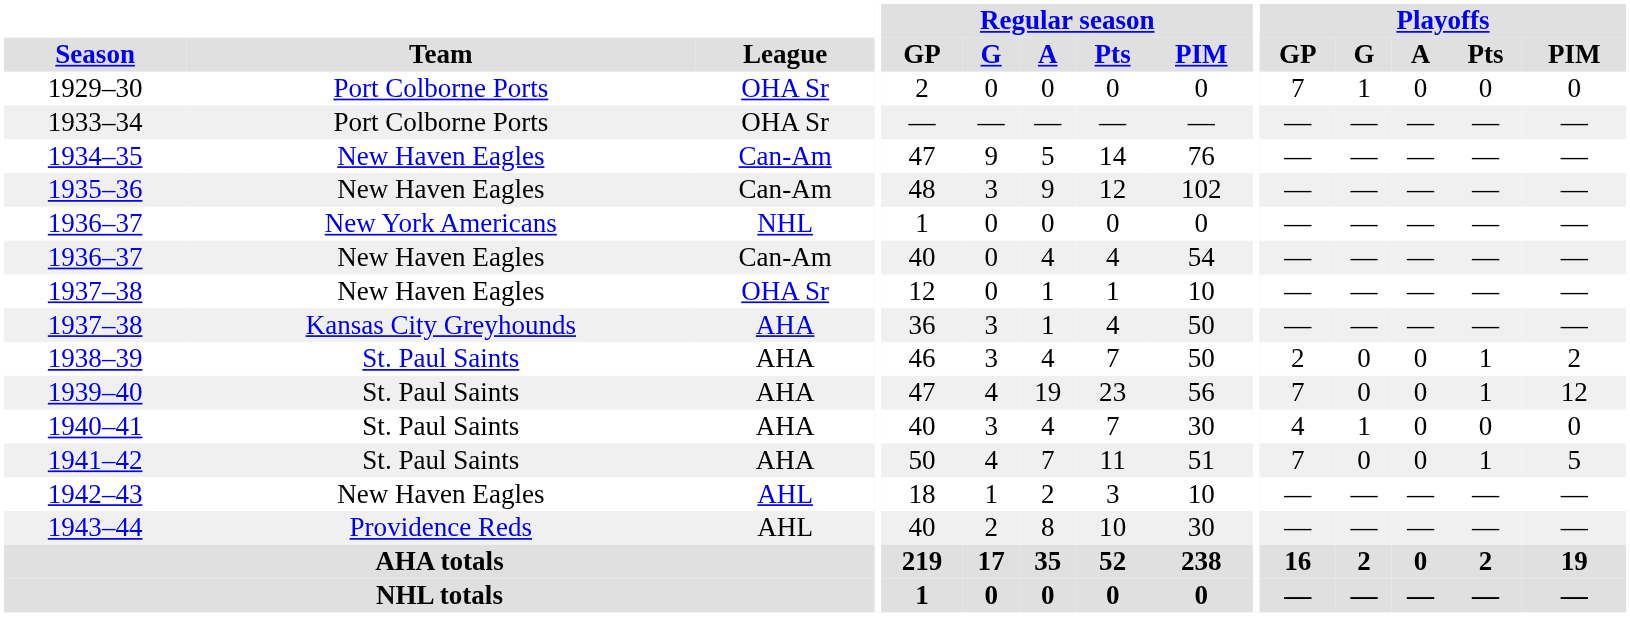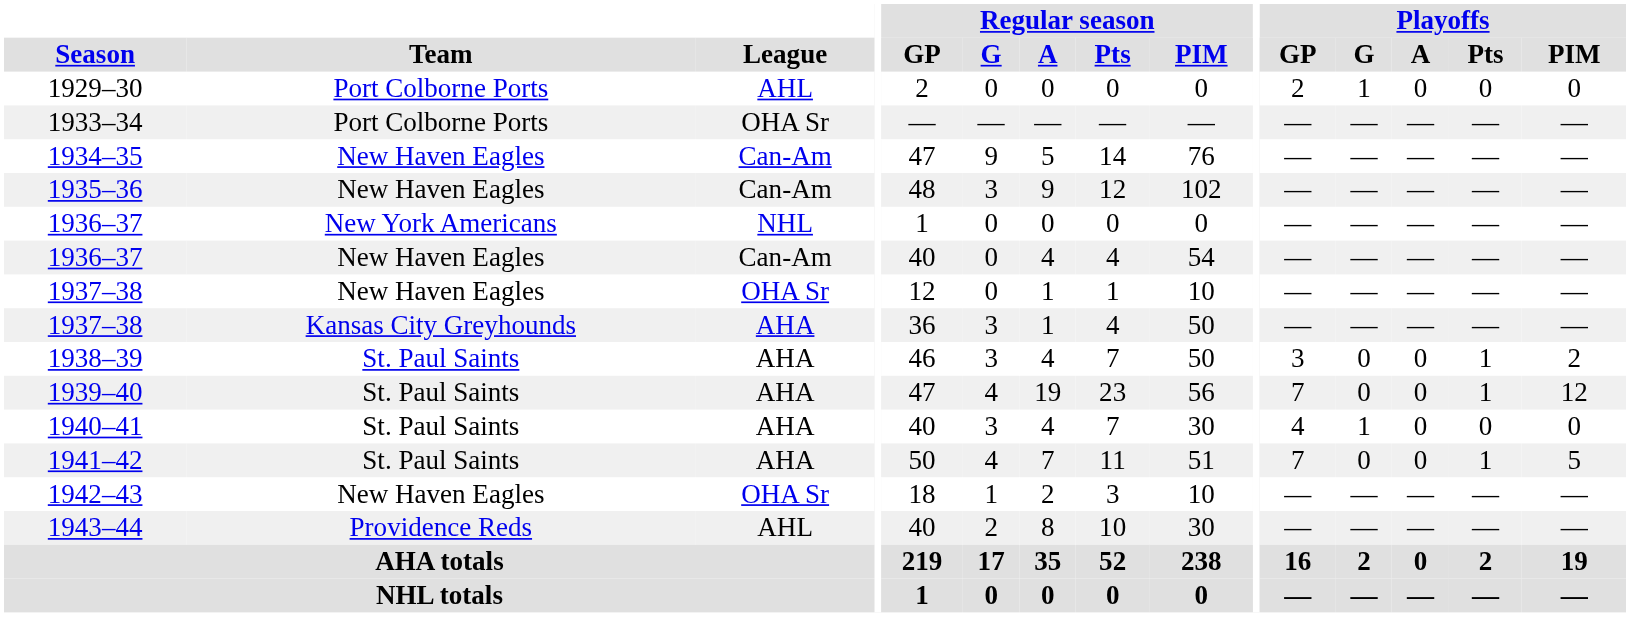(785, 88) OHA Sr -> (785, 88) AHL
(1298, 88) 7 -> (1298, 88) 2
(1298, 358) 2 -> (1298, 358) 3
(785, 493) AHL -> (785, 493) OHA Sr
